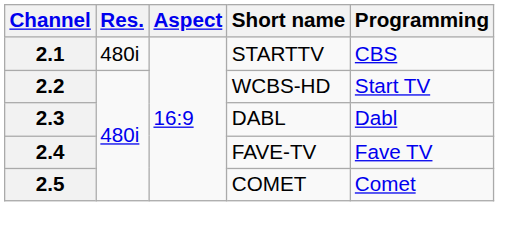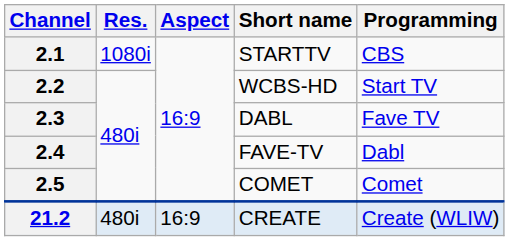(120, 53) 480i -> (126, 53) 1080i
(376, 119) Dabl -> (401, 119) Fave TV
(394, 151) Fave TV -> (383, 151) Dabl
+ row: (50, 218)
